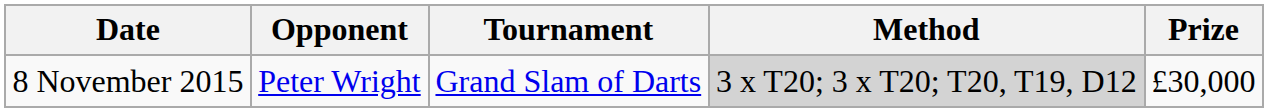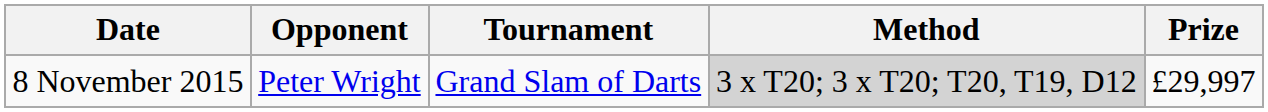(1203, 80) £30,000 -> (1203, 80) £29,997
